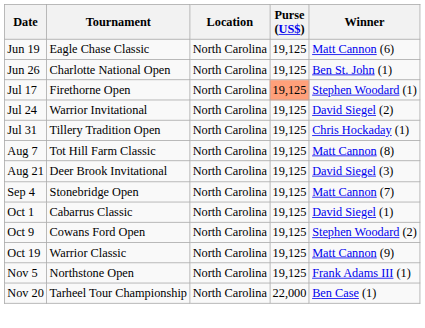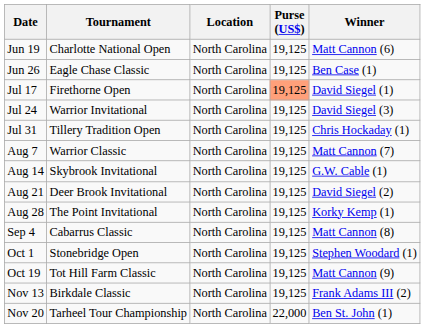(99, 49) Eagle Chase Classic -> (110, 49) Charlotte National Open
(110, 70) Charlotte National Open -> (99, 70) Eagle Chase Classic
(352, 70) Ben St. John (1) -> (344, 70) Ben Case (1)
(364, 90) Stephen Woodard (1) -> (353, 90) David Siegel (1)
(353, 110) David Siegel (2) -> (353, 110) David Siegel (3)
(103, 151) Tot Hill Farm Classic -> (88, 151) Warrior Classic
(353, 151) Matt Cannon (8) -> (353, 151) Matt Cannon (7)
+ row: (26, 171)
(353, 171) David Siegel (3) -> (353, 191) David Siegel (2)
+ row: (26, 212)
(94, 191) Stonebridge Open -> (91, 232) Cabarrus Classic
(353, 191) Matt Cannon (7) -> (353, 232) Matt Cannon (8)
(91, 212) Cabarrus Classic -> (94, 252) Stonebridge Open
(353, 212) David Siegel (1) -> (364, 252) Stephen Woodard (1)
- row: (21, 232)
(88, 252) Warrior Classic -> (103, 273) Tot Hill Farm Classic
- row: (22, 273)
+ row: (26, 293)
(344, 293) Ben Case (1) -> (352, 313) Ben St. John (1)
